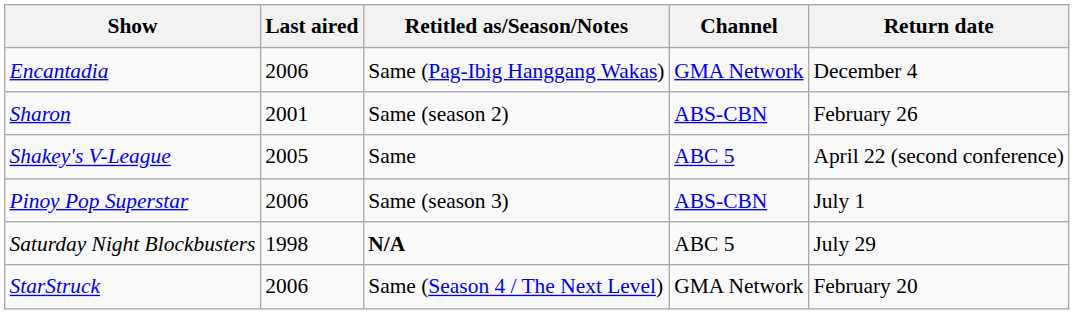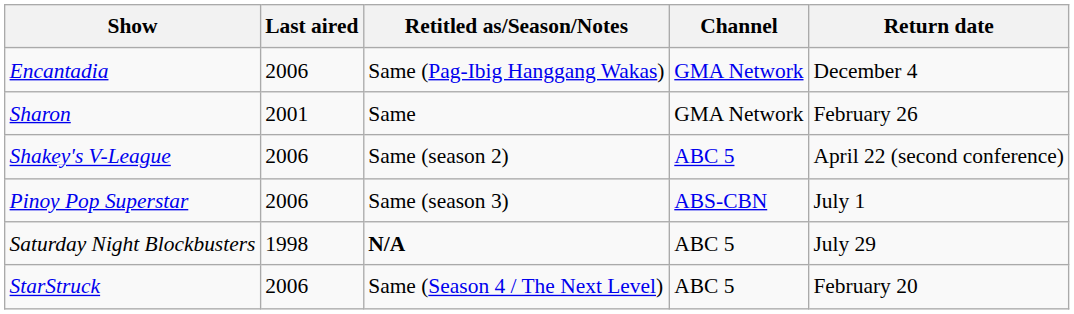(438, 113) Same (season 2) -> (392, 113) Same
(721, 113) ABS-CBN -> (739, 113) GMA Network
(287, 157) 2005 -> (287, 157) 2006
(392, 157) Same -> (438, 157) Same (season 2)
(739, 287) GMA Network -> (704, 287) ABC 5
